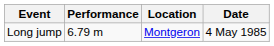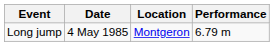columns swapped: (103, 14) <-> (236, 14)
